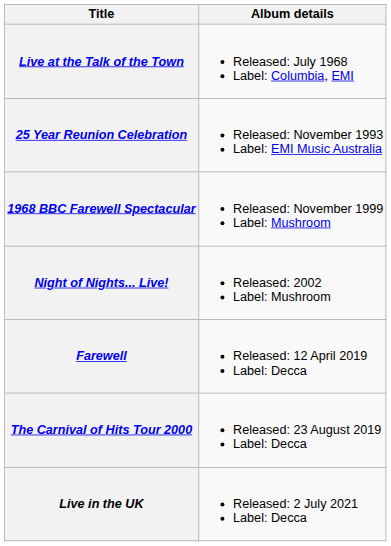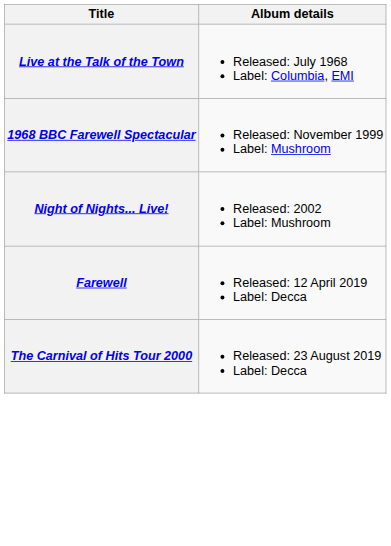- row: (101, 135)
- row: (101, 504)
